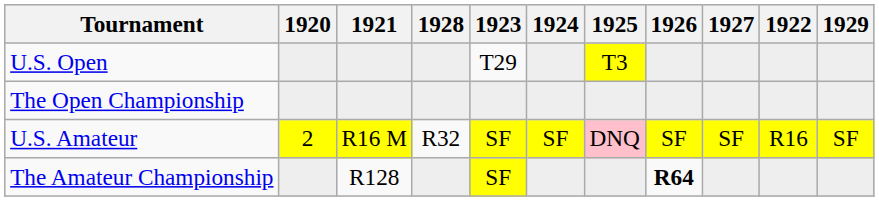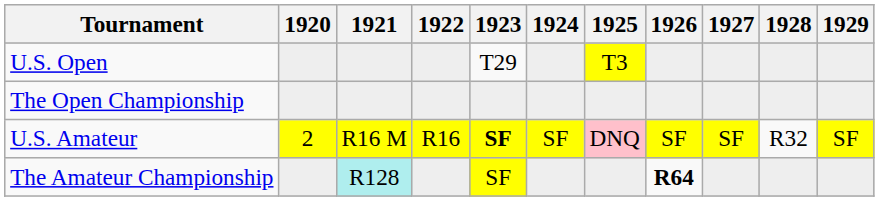columns swapped: (788, 23) <-> (441, 23)
(498, 138) normal -> (498, 138) bold
(374, 177) no background -> (374, 177) paleturquoise background
